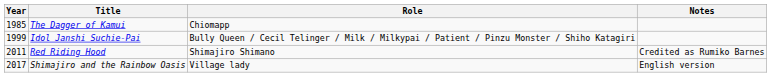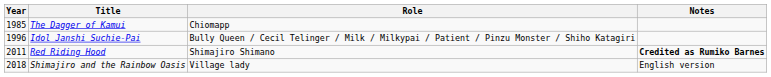(16, 38) 1999 -> (16, 38) 1996
(702, 52) normal -> (702, 52) bold
(16, 65) 2017 -> (16, 65) 2018
